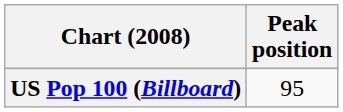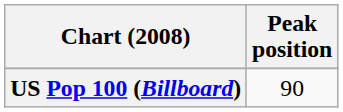(292, 87) 95 -> (292, 87) 90
